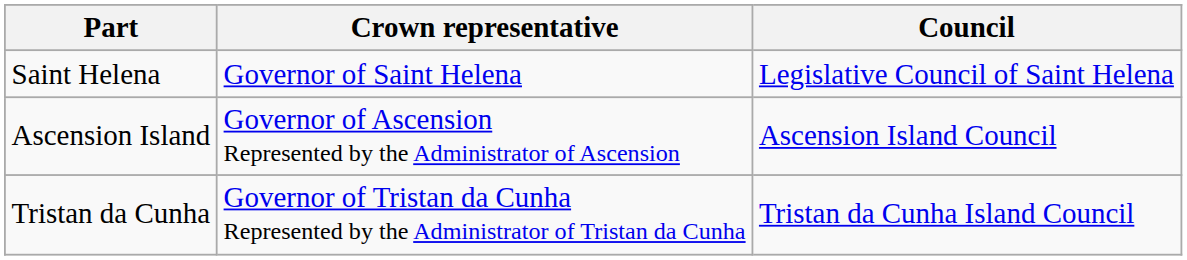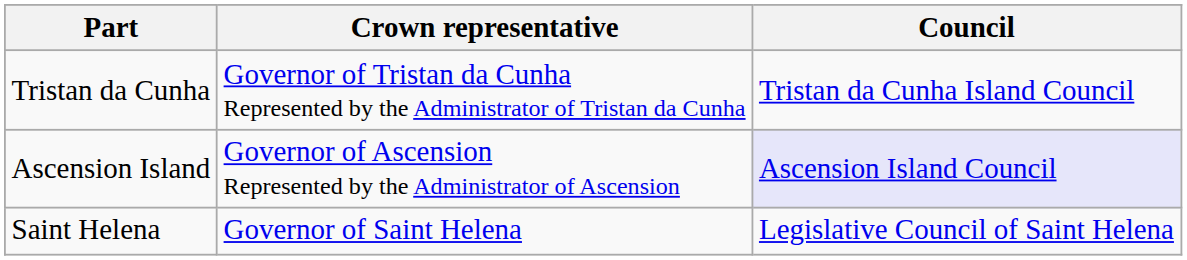rows swapped: (86, 73) <-> (111, 214)
(908, 135) no background -> (908, 168) lavender background
